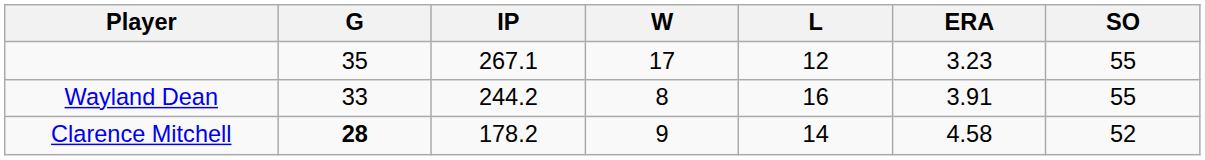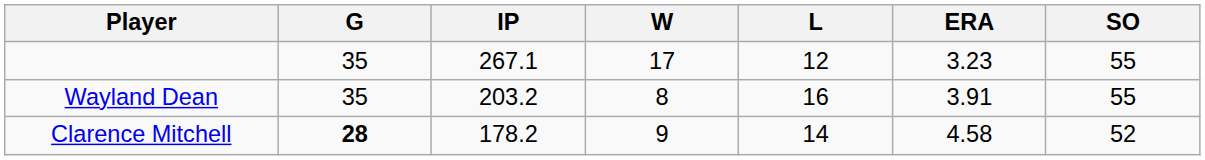(355, 97) 33 -> (355, 97) 35
(508, 97) 244.2 -> (508, 97) 203.2
